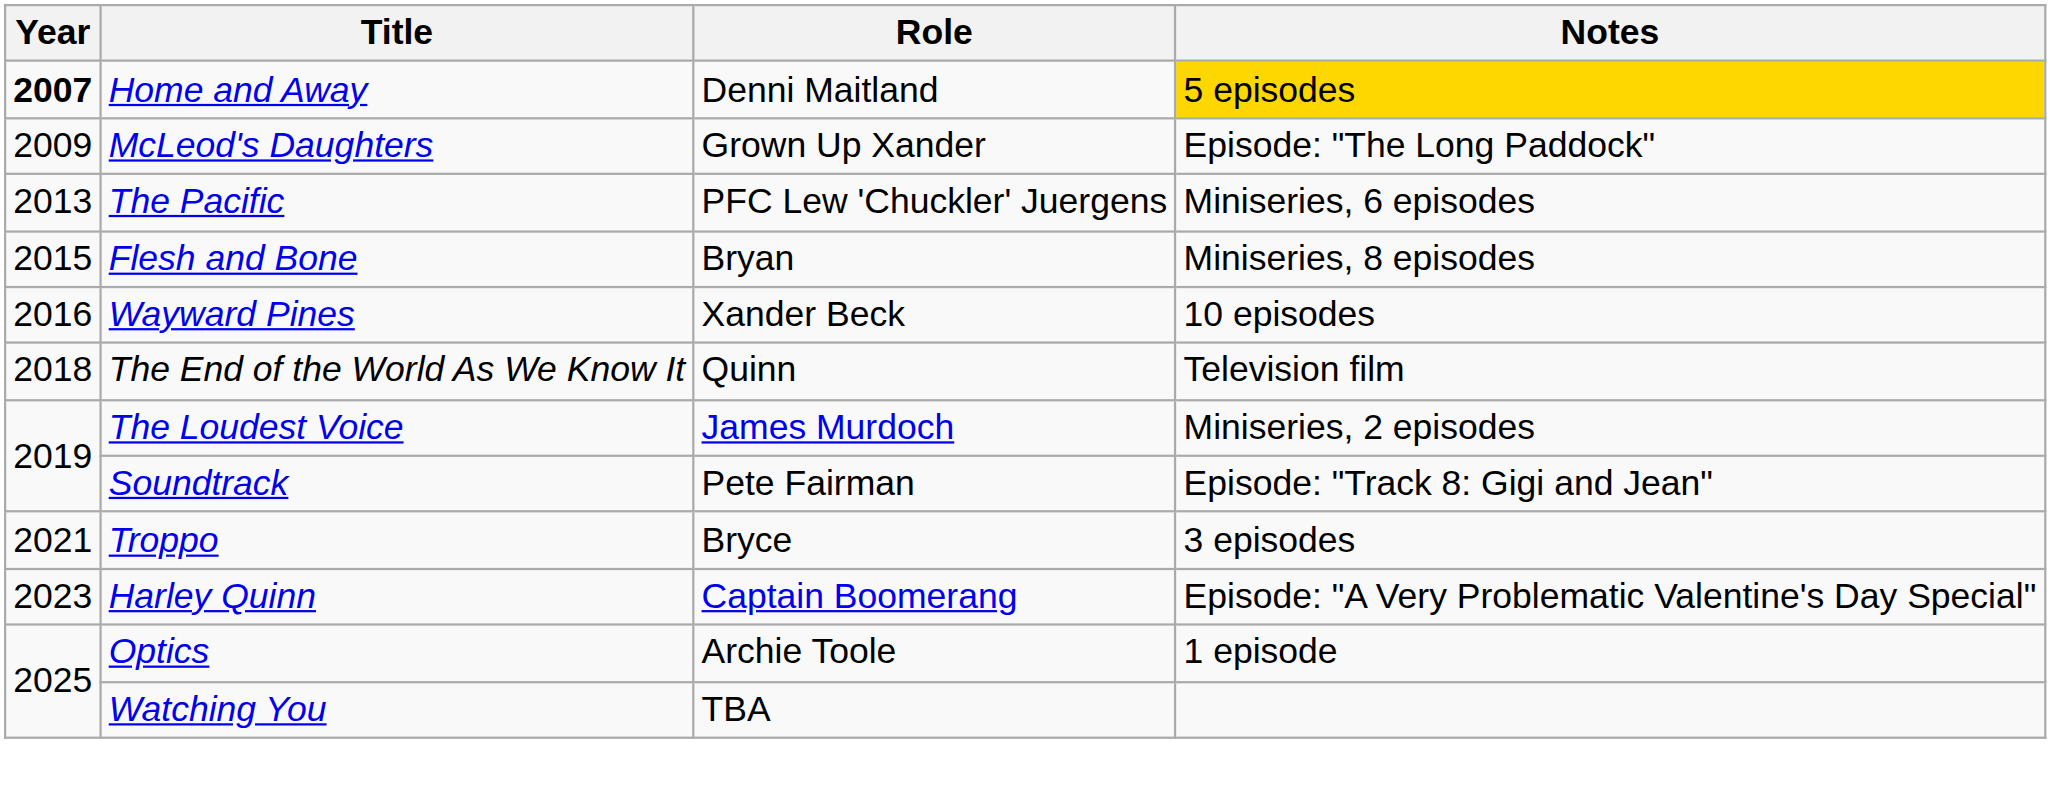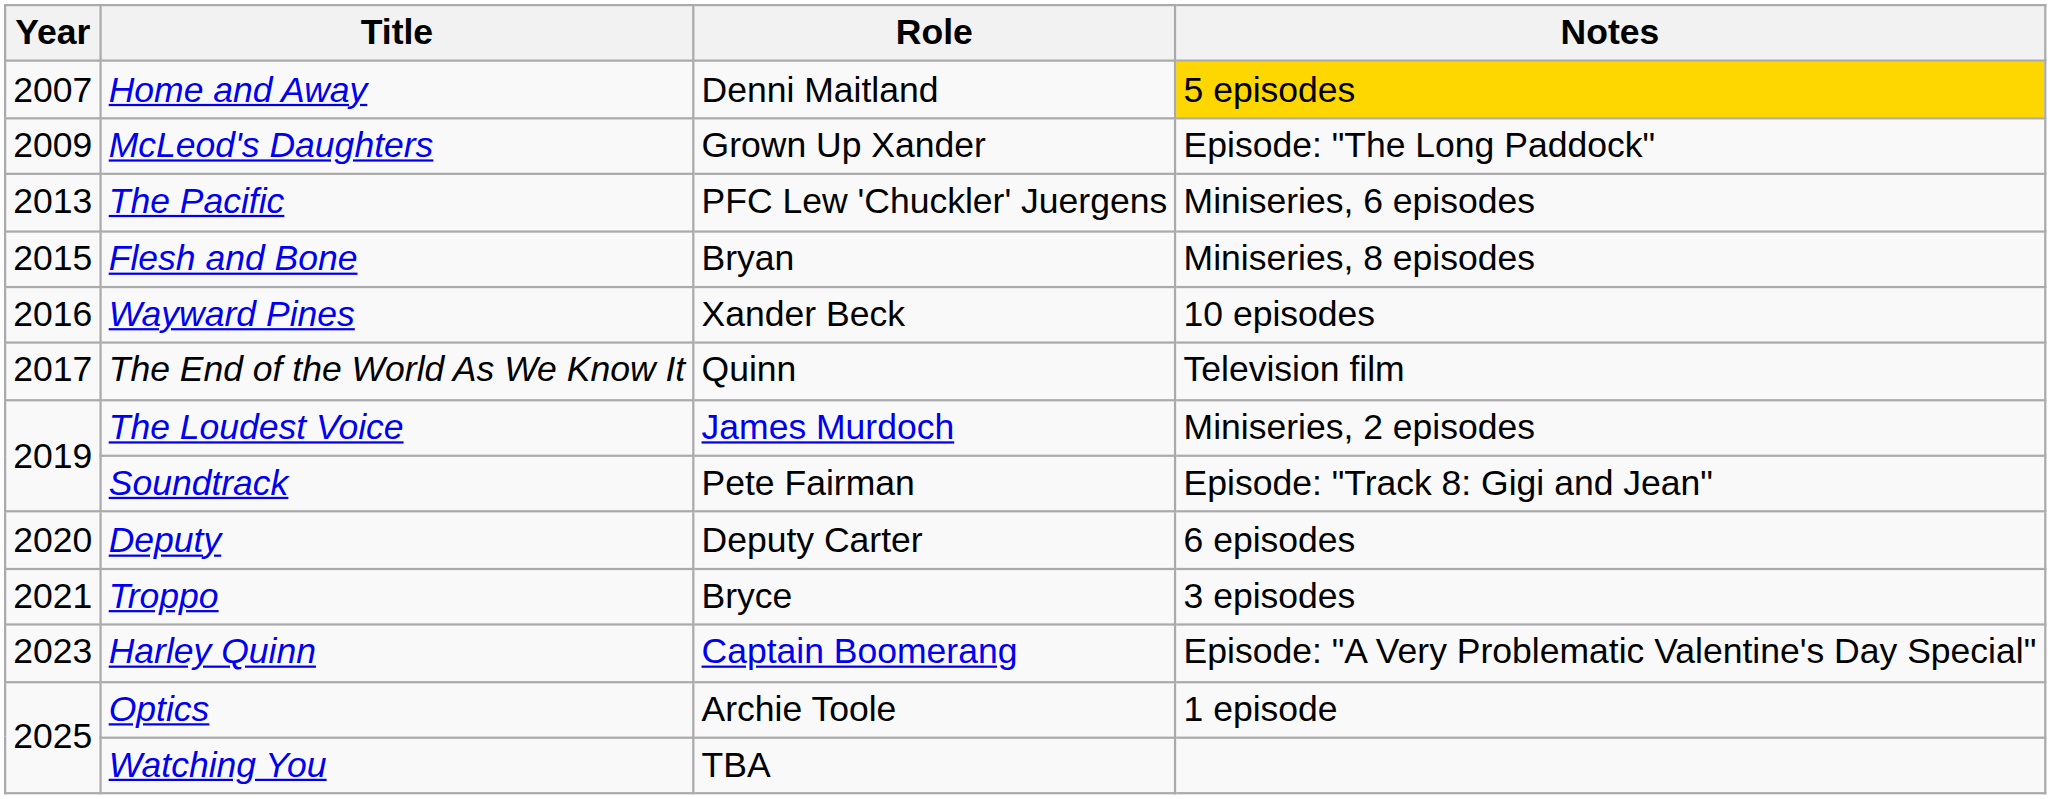(53, 88) bold -> (53, 88) normal
(53, 370) 2018 -> (53, 370) 2017
+ row: (165, 539)
